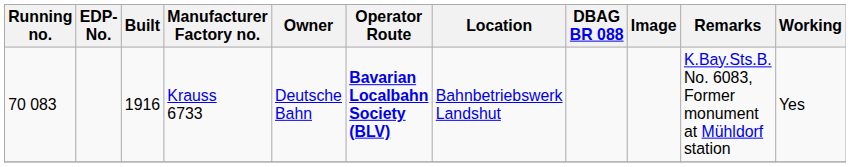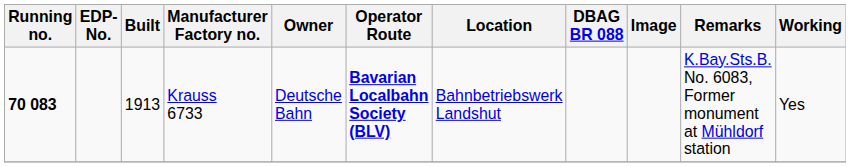(32, 104) normal -> (32, 104) bold
(142, 104) 1916 -> (142, 104) 1913
